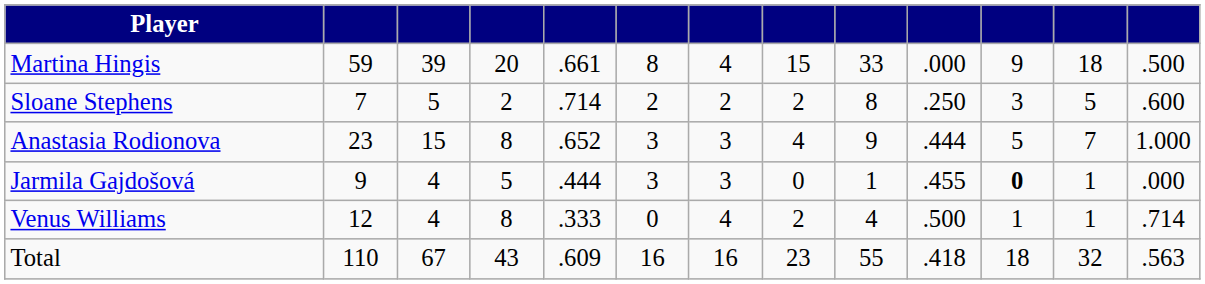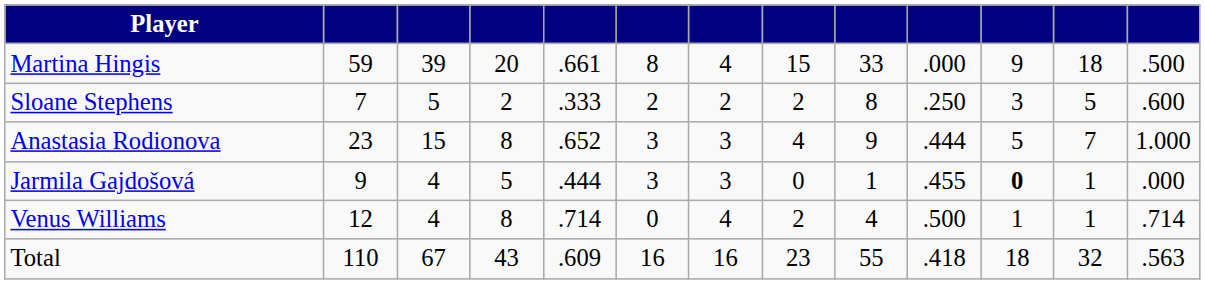(579, 102) .714 -> (579, 102) .333
(579, 219) .333 -> (579, 219) .714
